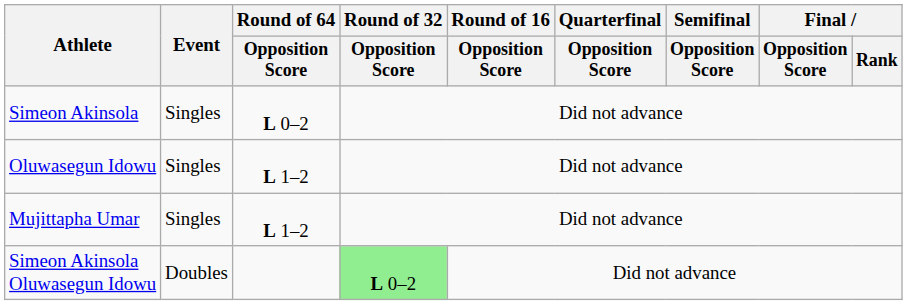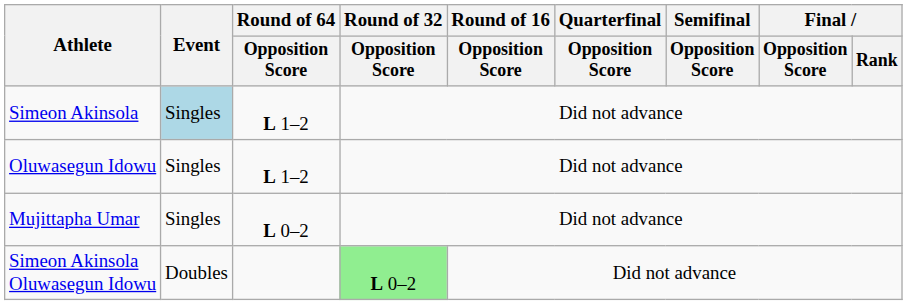(193, 113) no background -> (193, 113) lightblue background
(286, 124) L 0–2 -> (286, 124) L 1–2
(286, 230) L 1–2 -> (286, 230) L 0–2
